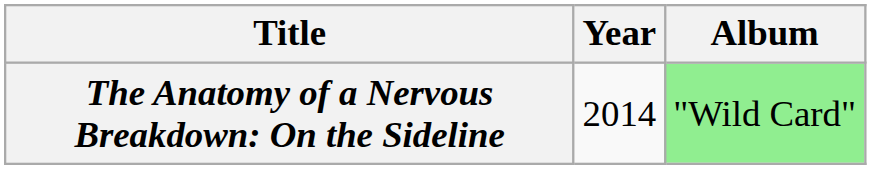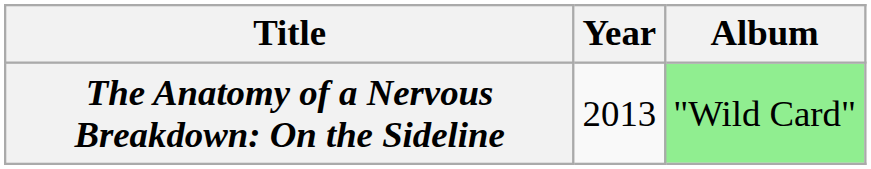(619, 112) 2014 -> (619, 112) 2013
